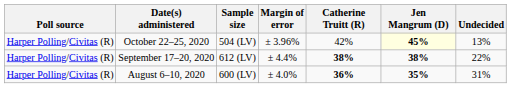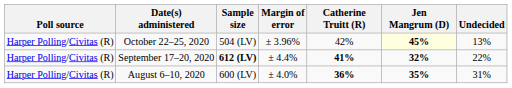(237, 58) normal -> (238, 58) bold
(344, 58) 38% -> (344, 58) 41%
(418, 58) 38% -> (419, 58) 32%
